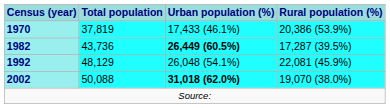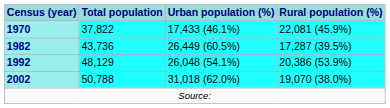(98, 29) 37,819 -> (98, 29) 37,822
(315, 29) 20,386 (53.9%) -> (315, 29) 22,081 (45.9%)
(204, 46) bold -> (204, 46) normal
(315, 63) 22,081 (45.9%) -> (315, 63) 20,386 (53.9%)
(98, 79) 50,088 -> (98, 79) 50,788
(204, 79) bold -> (204, 79) normal
